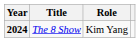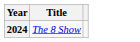- column: (107, 12)
